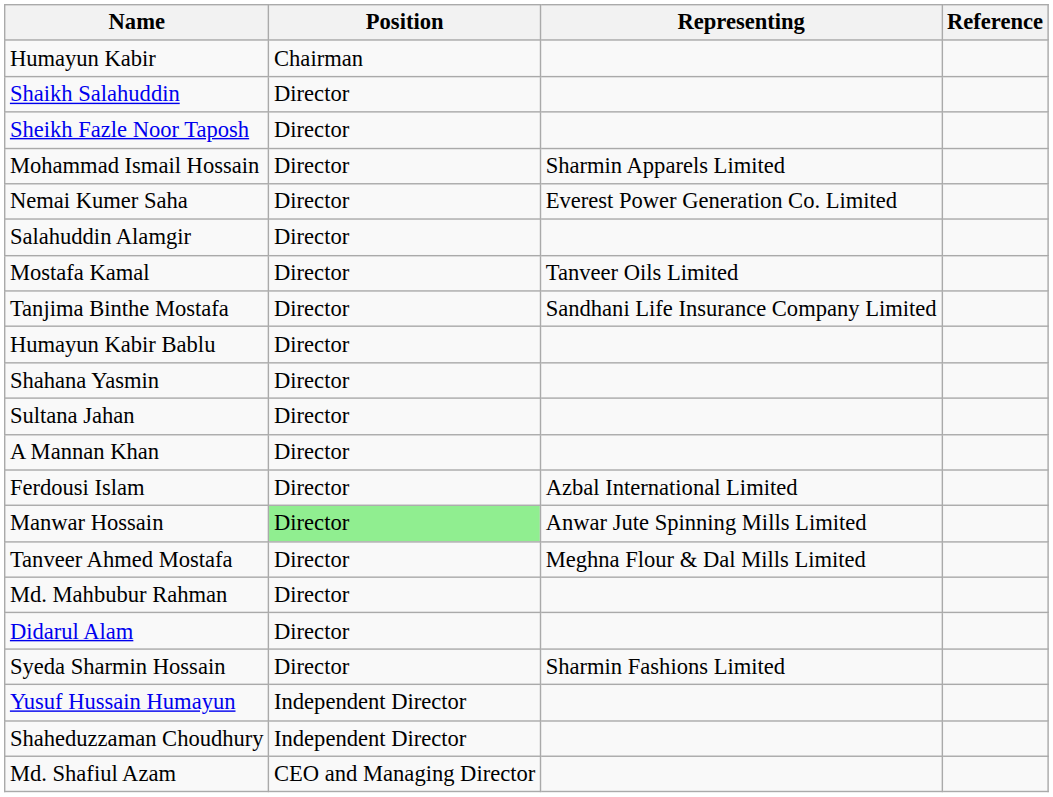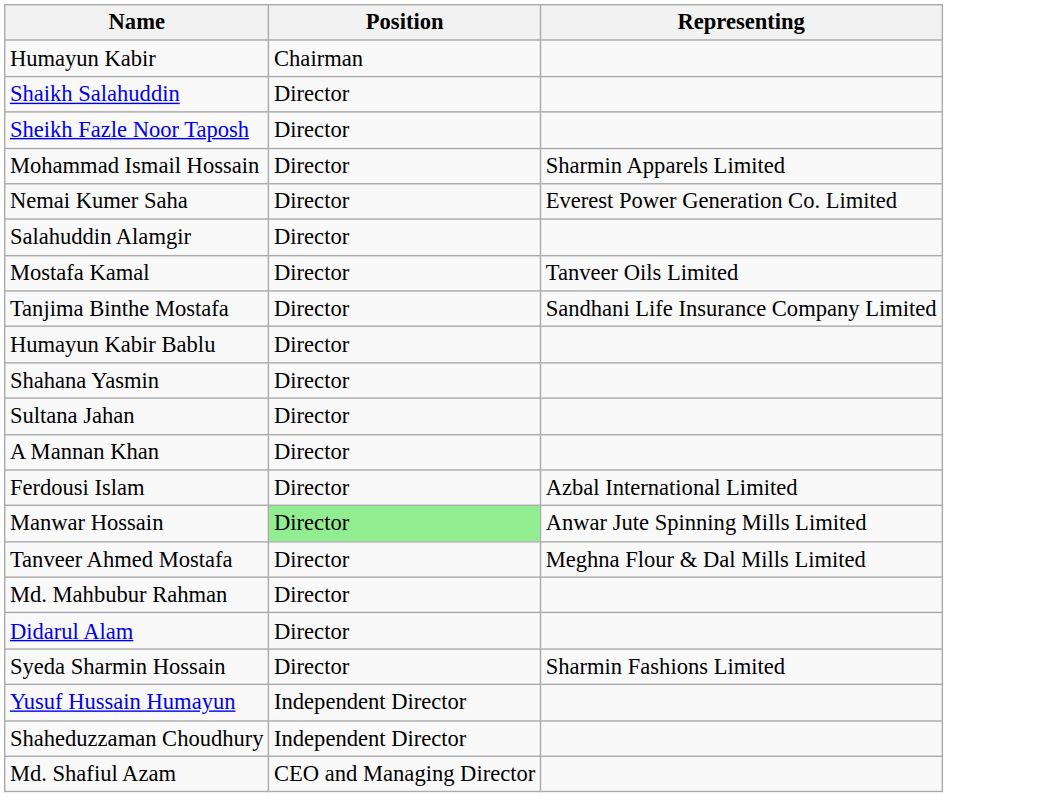- column: (995, 22)
